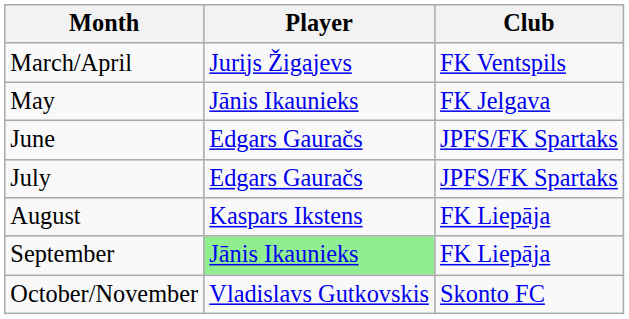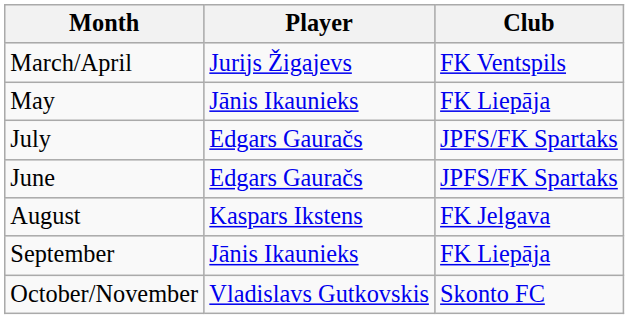(495, 100) FK Jelgava -> (495, 100) FK Liepāja
rows swapped: (33, 139) <-> (31, 178)
(495, 216) FK Liepāja -> (495, 216) FK Jelgava
(284, 255) lightgreen background -> (284, 255) no background
